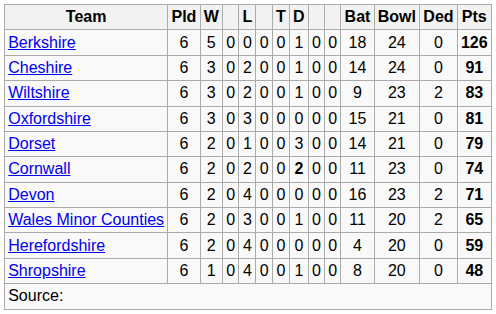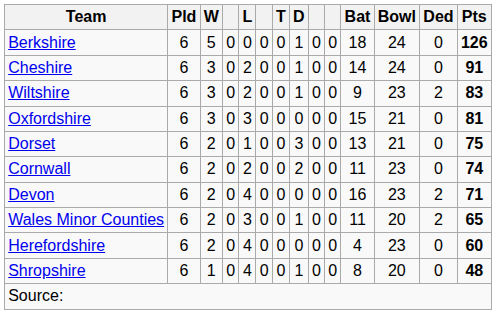(357, 144) 14 -> (357, 144) 13
(474, 144) 79 -> (474, 144) 75
(299, 169) bold -> (299, 169) normal
(397, 245) 20 -> (397, 245) 23
(474, 245) 59 -> (474, 245) 60
